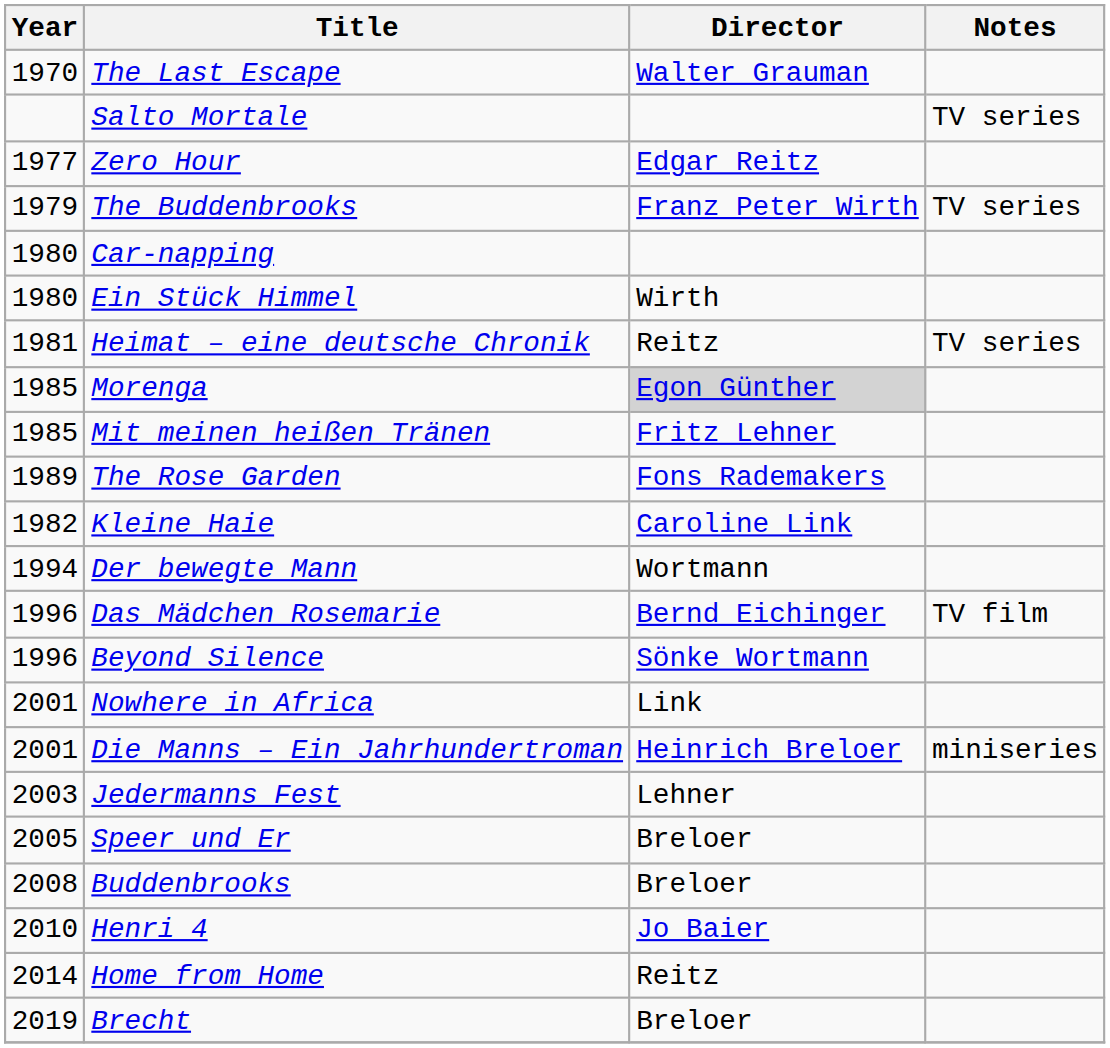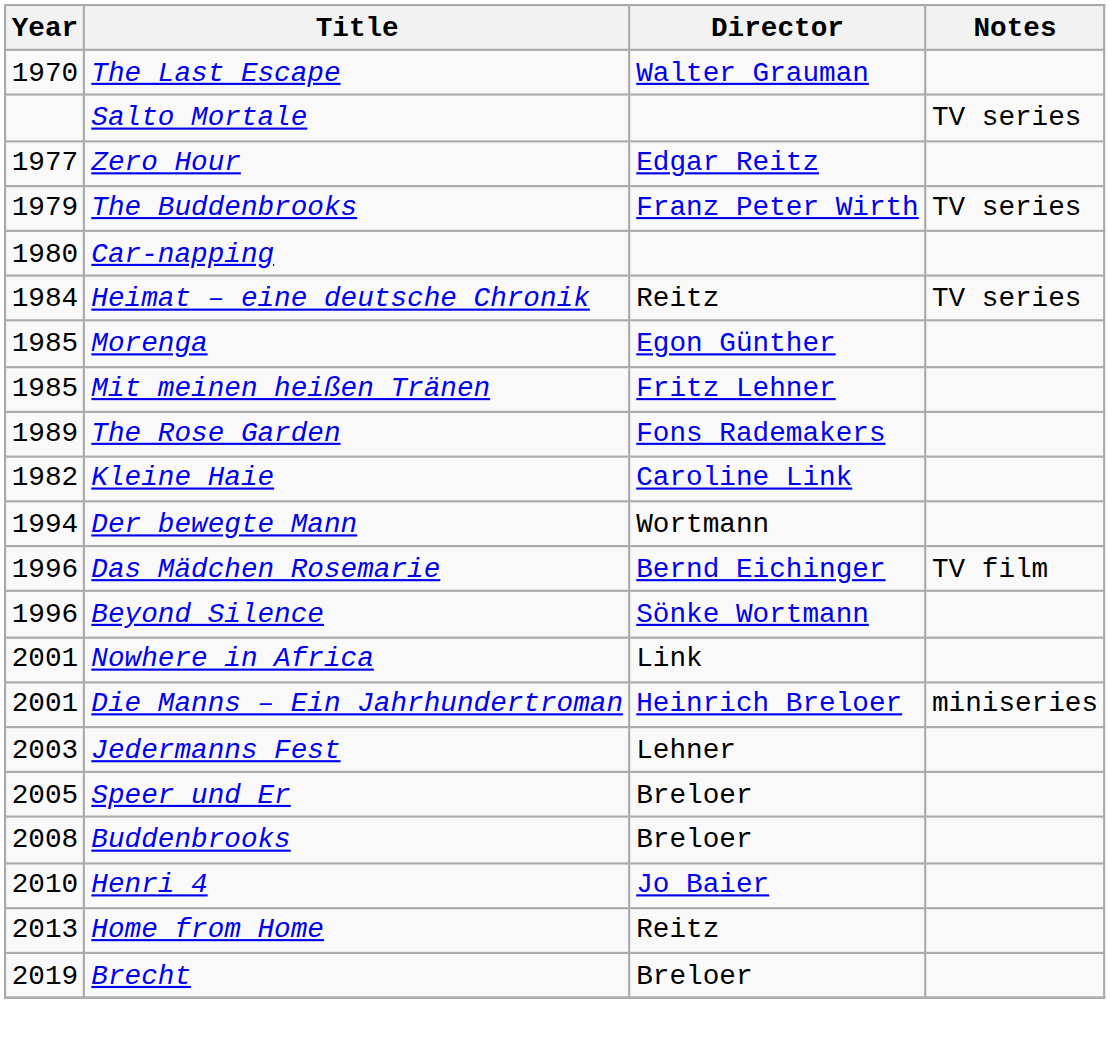- row: (224, 298)
(45, 344) 1981 -> (45, 298) 1984
(736, 389) lightgrey background -> (736, 344) no background
(45, 975) 2014 -> (45, 930) 2013
